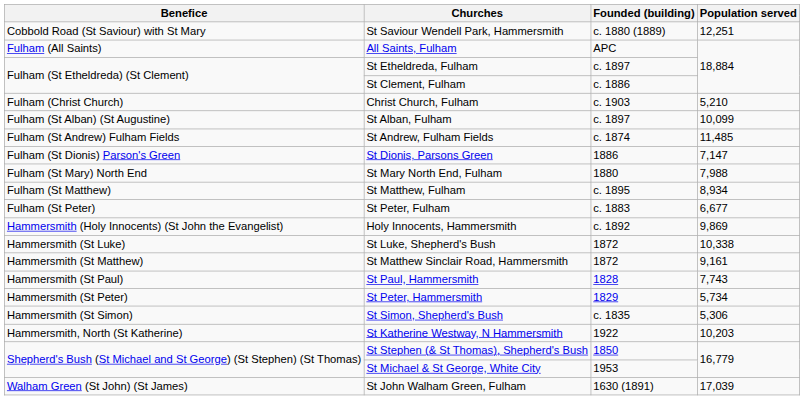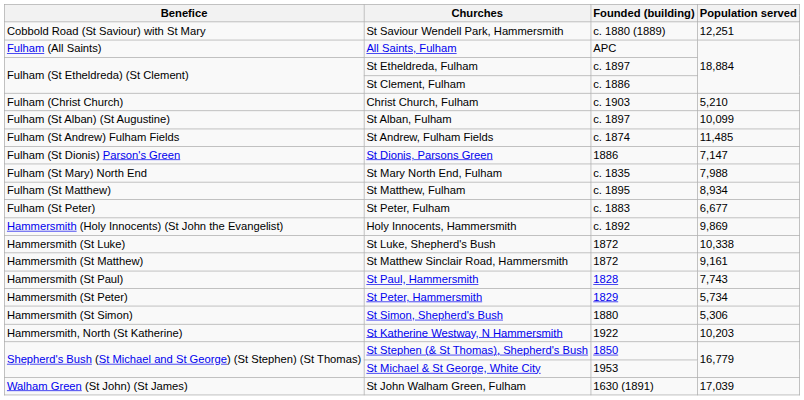(606, 173) 1880 -> (612, 173) c. 1835
(612, 315) c. 1835 -> (606, 315) 1880
